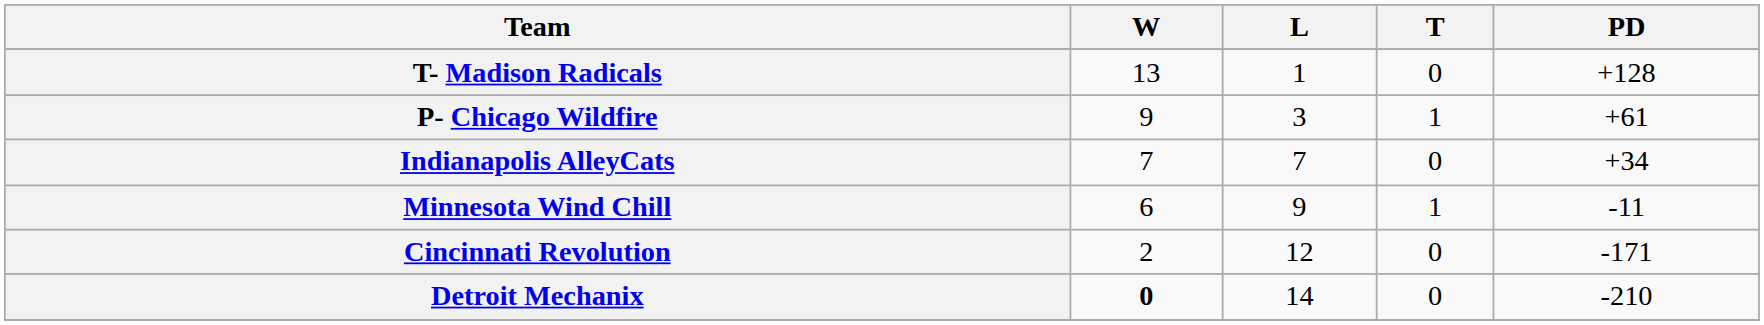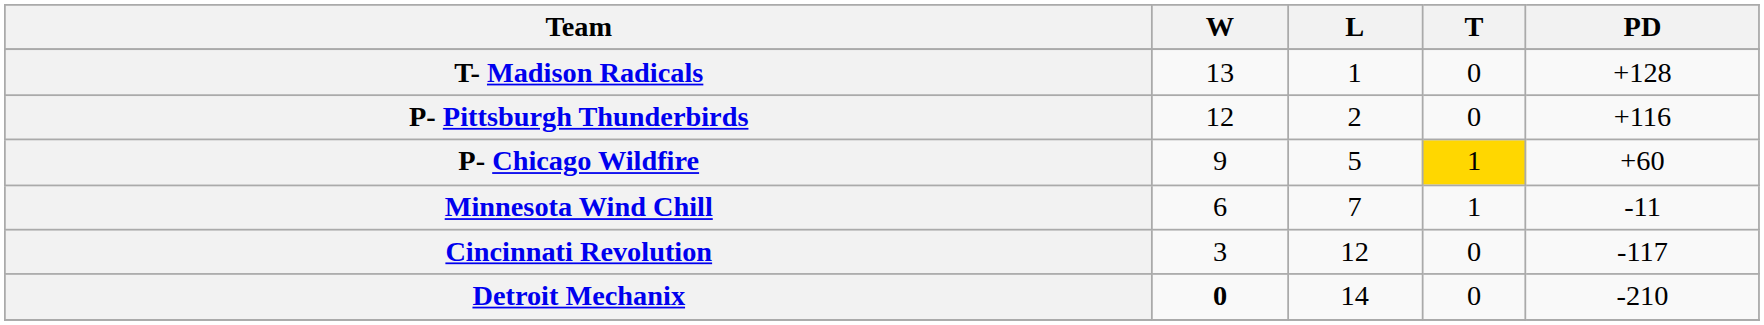+ row: (579, 116)
(1299, 116) 3 -> (1355, 161) 5
(1435, 116) no background -> (1474, 161) gold background
(1627, 116) +61 -> (1642, 161) +60
- row: (537, 161)
(1299, 206) 9 -> (1355, 206) 7
(1146, 251) 2 -> (1220, 251) 3
(1627, 251) -171 -> (1642, 251) -117
